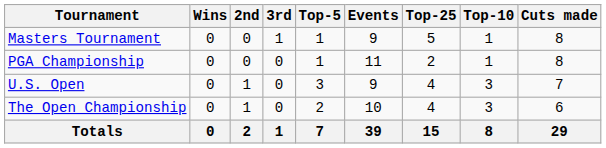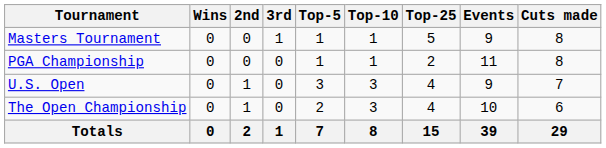columns swapped: (489, 16) <-> (373, 16)
